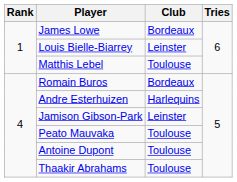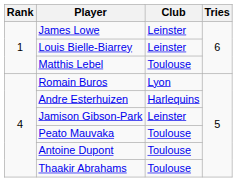(171, 30) Bordeaux -> (167, 30) Leinster
(171, 82) Bordeaux -> (159, 82) Lyon
